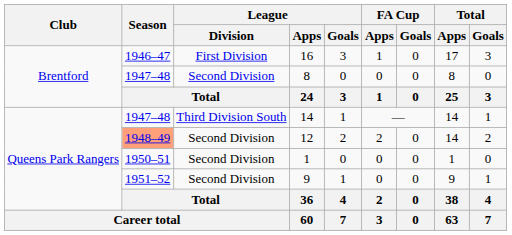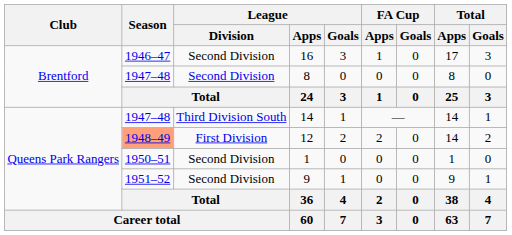(231, 55) First Division -> (231, 55) Second Division
(231, 138) Second Division -> (231, 138) First Division
